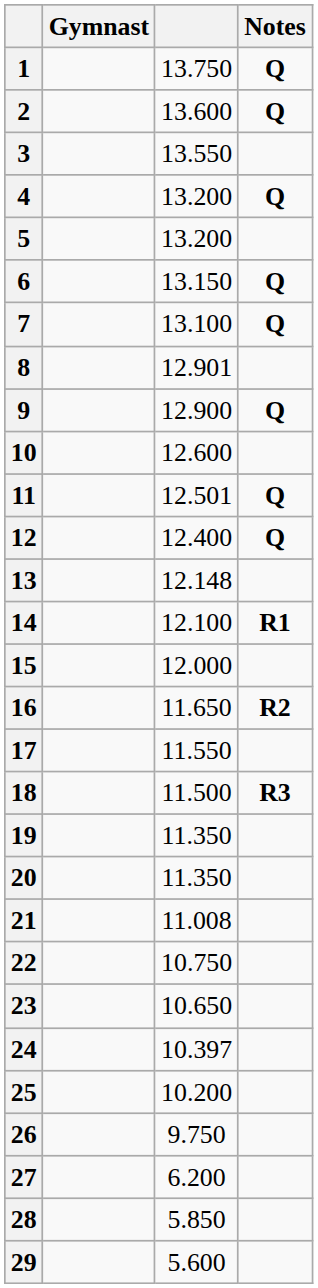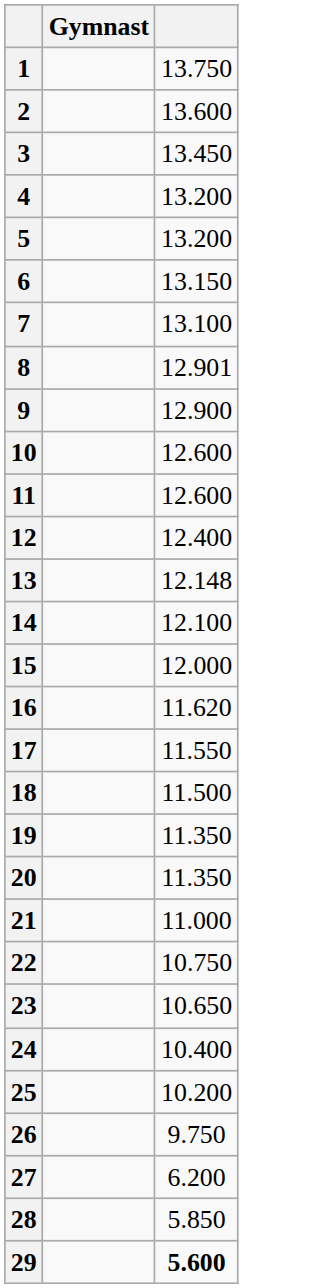- column: (275, 25)
(197, 153) 13.550 -> (197, 153) 13.450
(197, 494) 12.501 -> (197, 494) 12.600
(197, 707) 11.650 -> (197, 707) 11.620
(197, 920) 11.008 -> (197, 920) 11.000
(197, 1048) 10.397 -> (197, 1048) 10.400
(197, 1261) normal -> (197, 1261) bold
